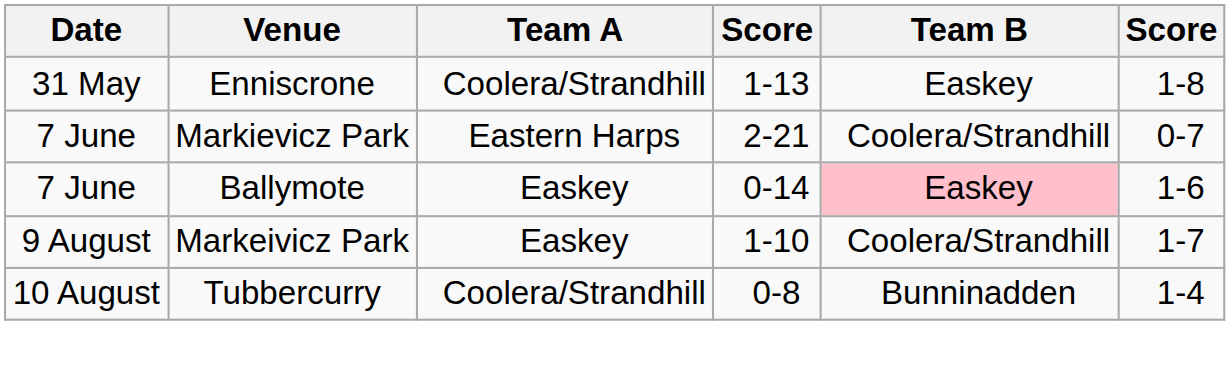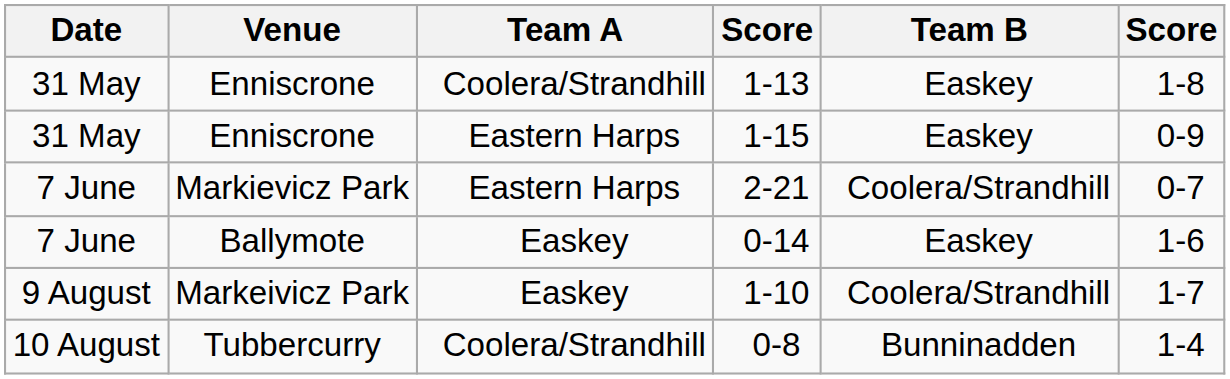+ row: (767, 135)
(969, 188) pink background -> (969, 240) no background
